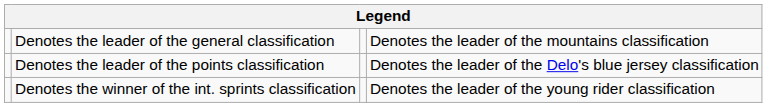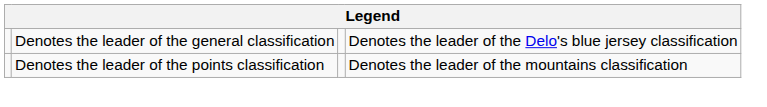(539, 41) Denotes the leader of the mountains classification -> (543, 41) Denotes the leader of the Delo's blue jersey classification
(564, 65) Denotes the leader of the Delo's blue jersey classification -> (518, 65) Denotes the leader of the mountains classification
- row: (185, 89)
